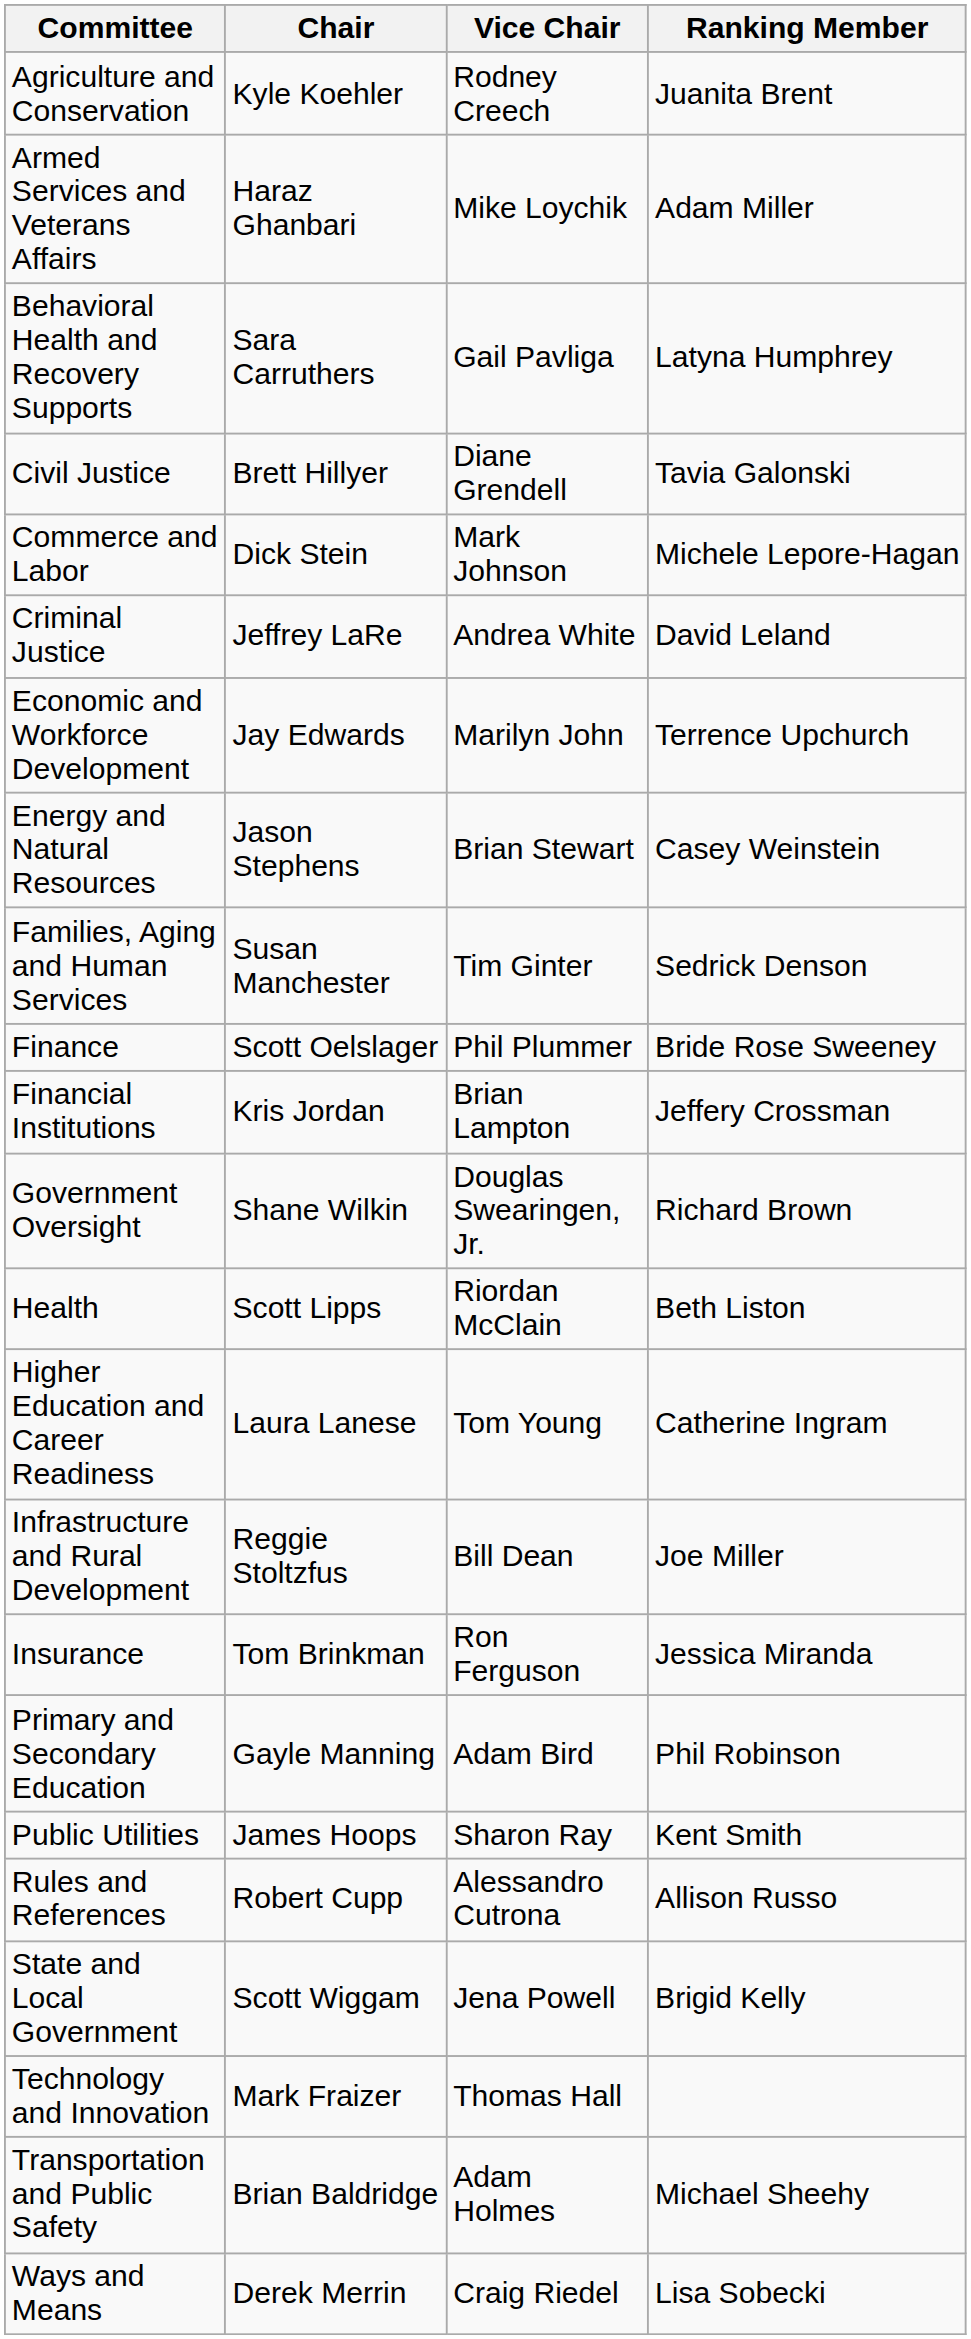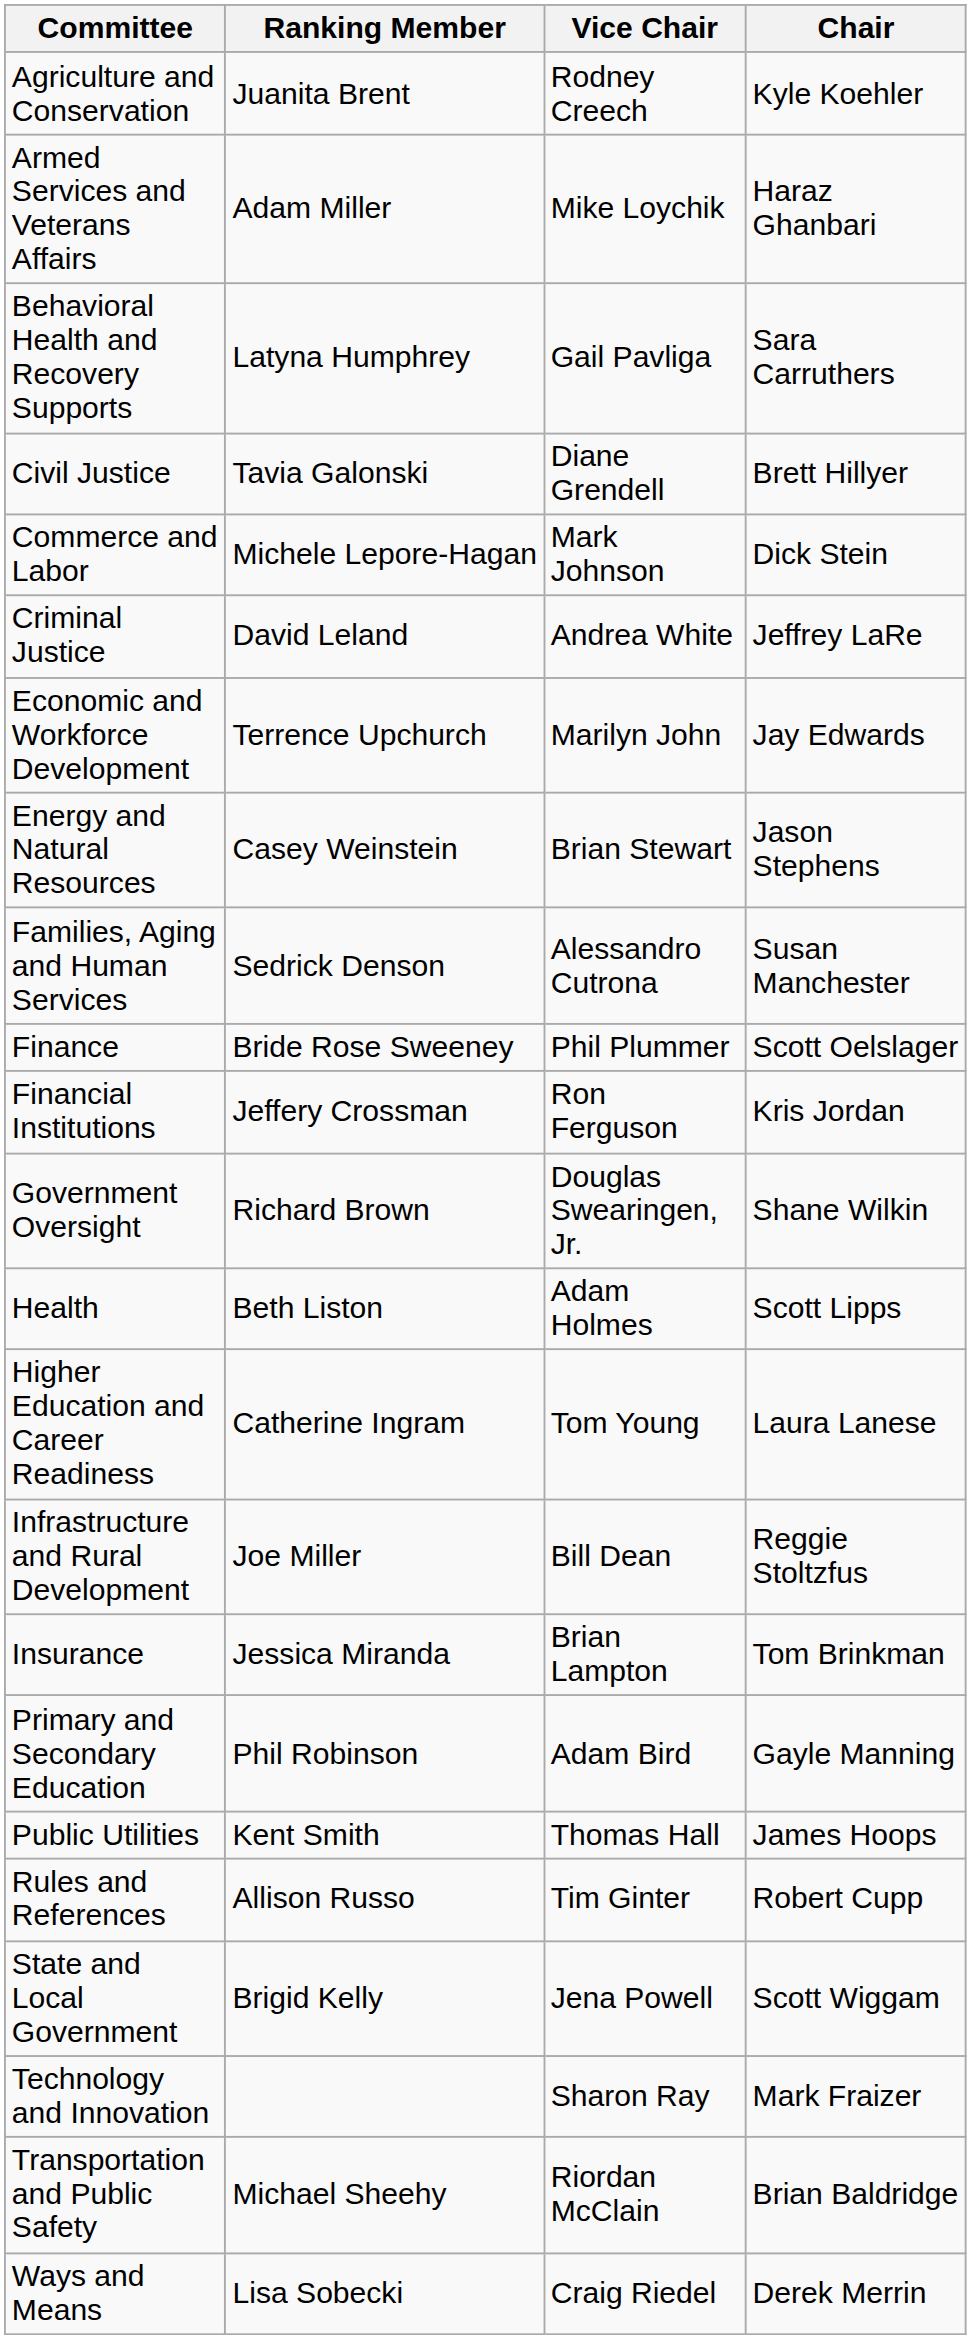columns swapped: (336, 28) <-> (807, 28)
(523, 965) Tim Ginter -> (626, 965) Alessandro Cutrona
(512, 1111) Brian Lampton -> (614, 1111) Ron Ferguson
(508, 1308) Riordan McClain -> (602, 1308) Adam Holmes
(517, 1654) Ron Ferguson -> (609, 1654) Brian Lampton
(533, 1834) Sharon Ray -> (635, 1834) Thomas Hall
(528, 1899) Alessandro Cutrona -> (620, 1899) Tim Ginter
(538, 2096) Thomas Hall -> (630, 2096) Sharon Ray
(504, 2194) Adam Holmes -> (605, 2194) Riordan McClain
